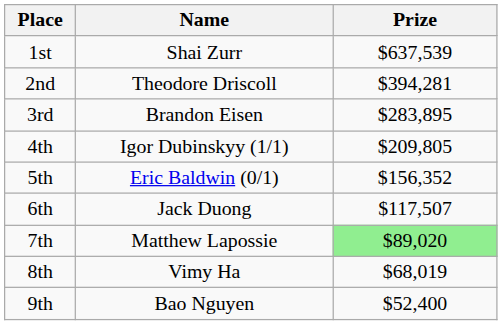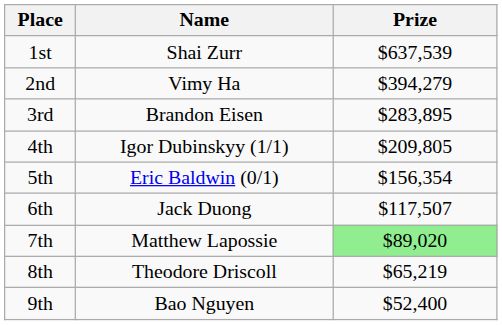(204, 83) Theodore Driscoll -> (204, 83) Vimy Ha
(415, 83) $394,281 -> (415, 83) $394,279
(415, 177) $156,352 -> (415, 177) $156,354
(204, 271) Vimy Ha -> (204, 271) Theodore Driscoll
(415, 271) $68,019 -> (415, 271) $65,219
